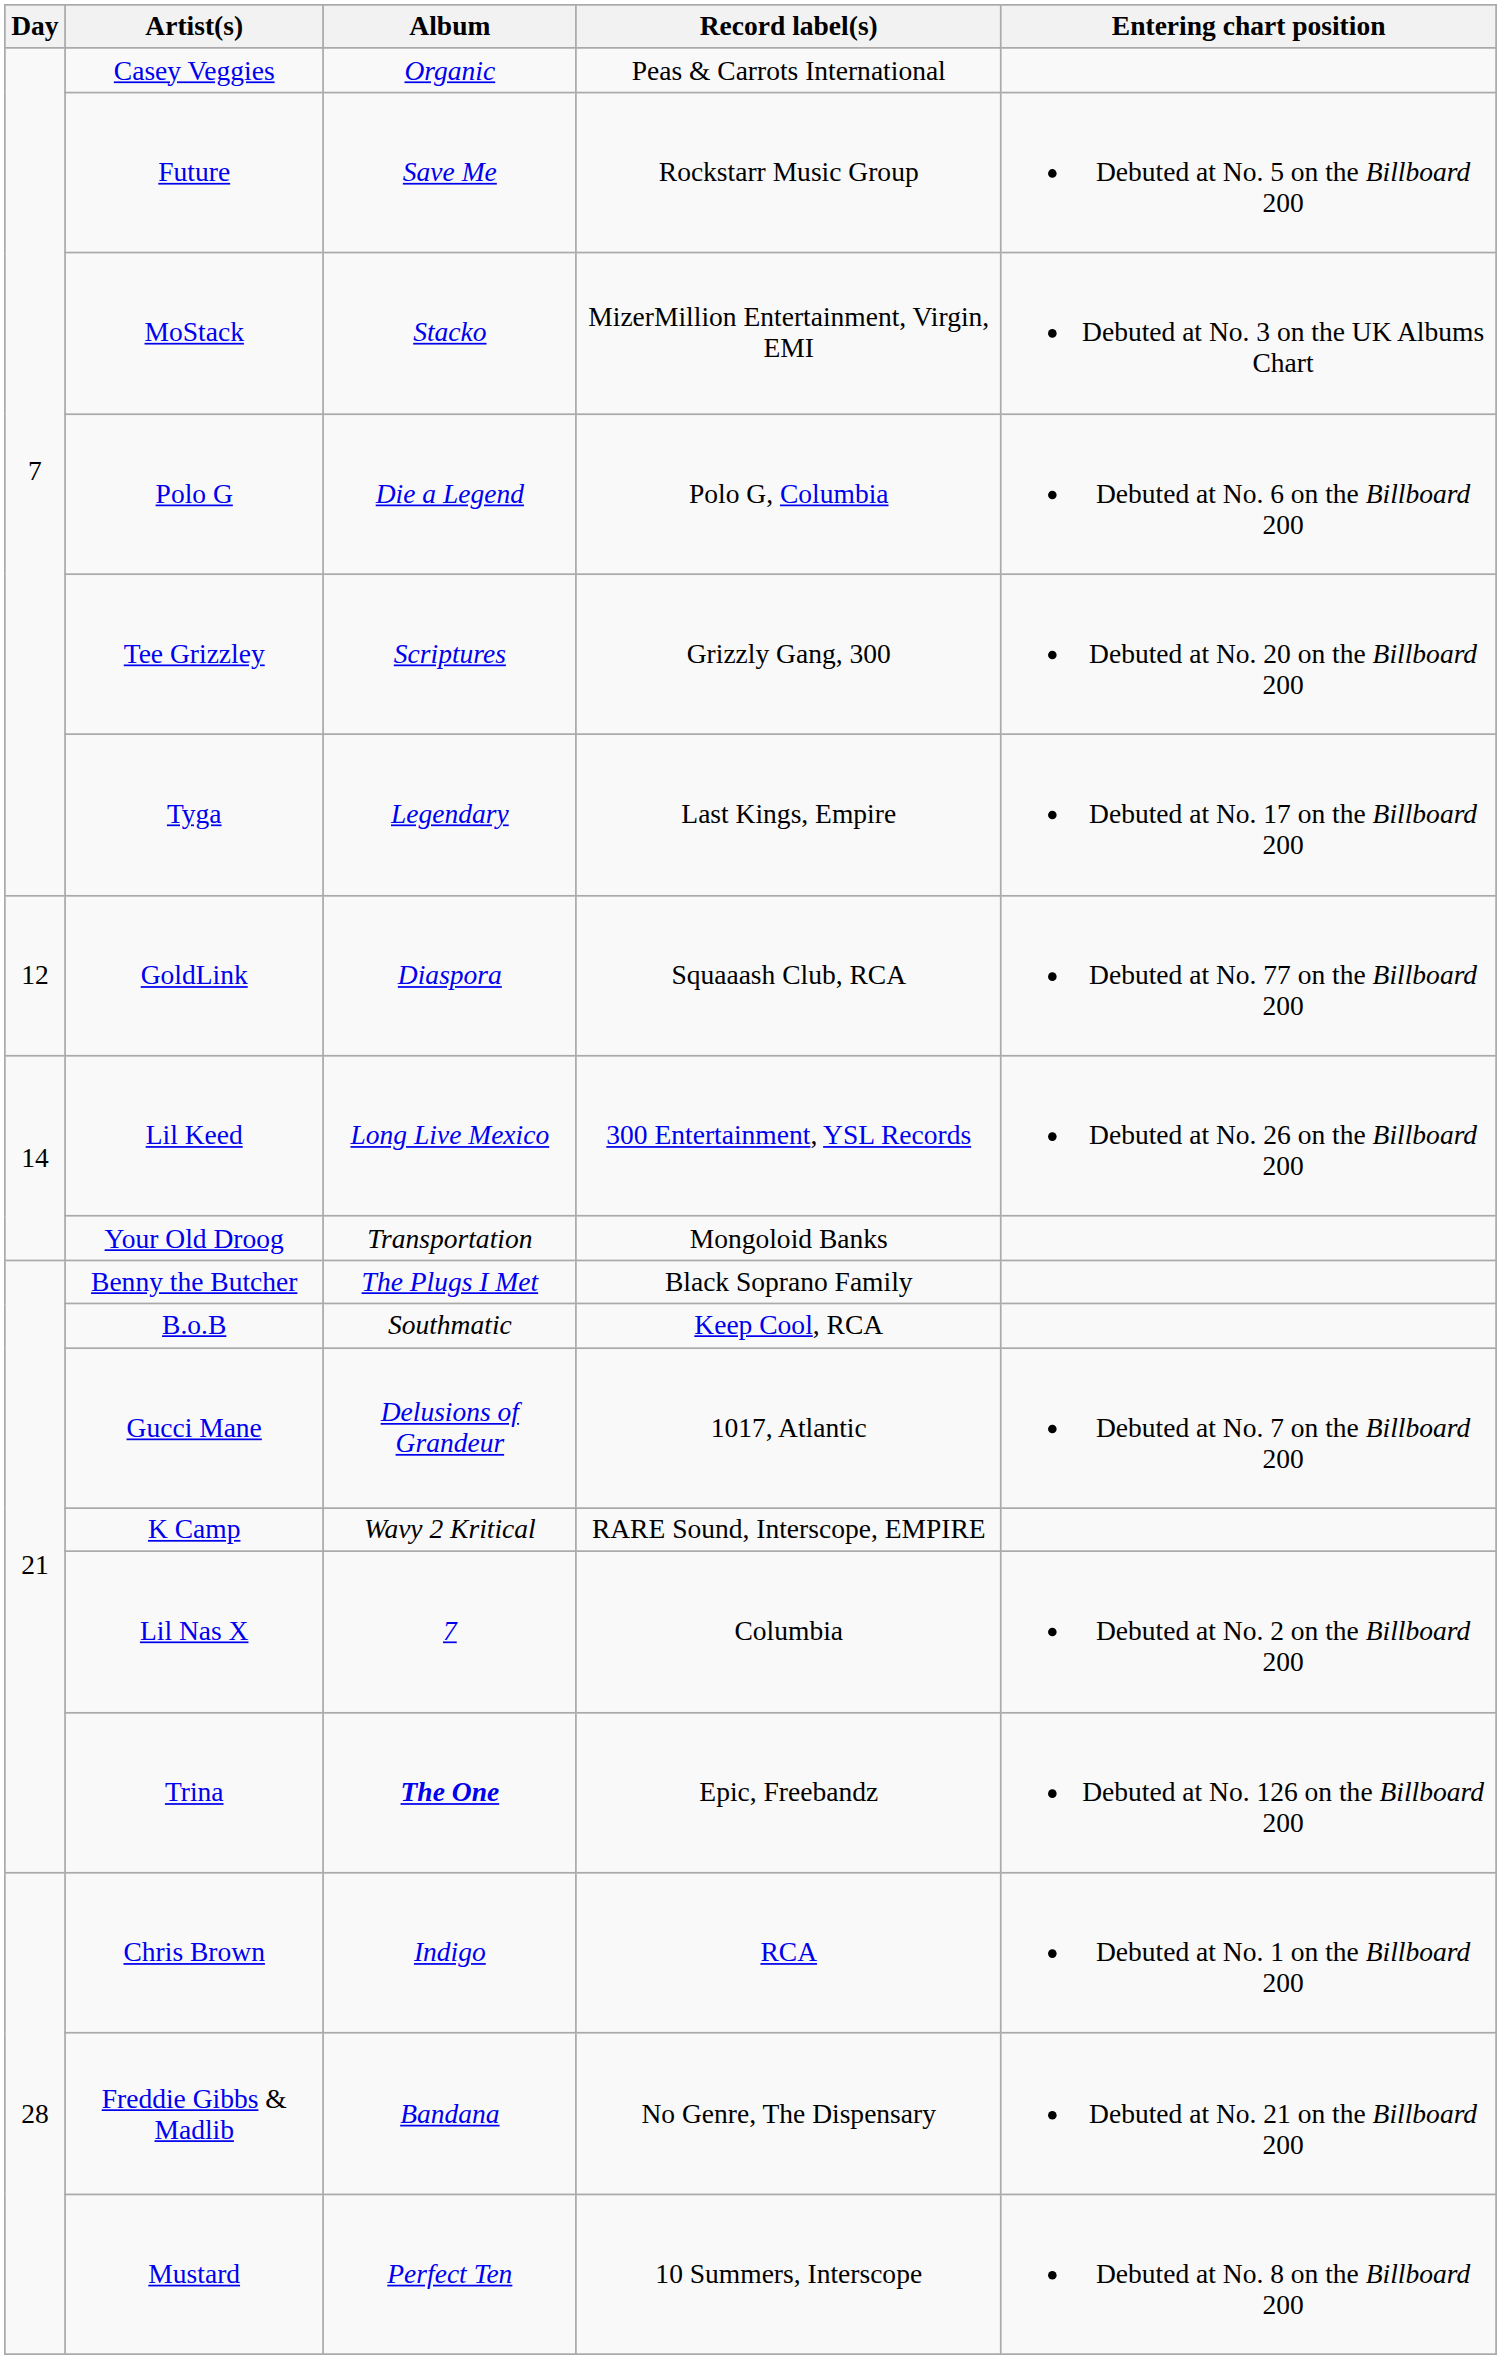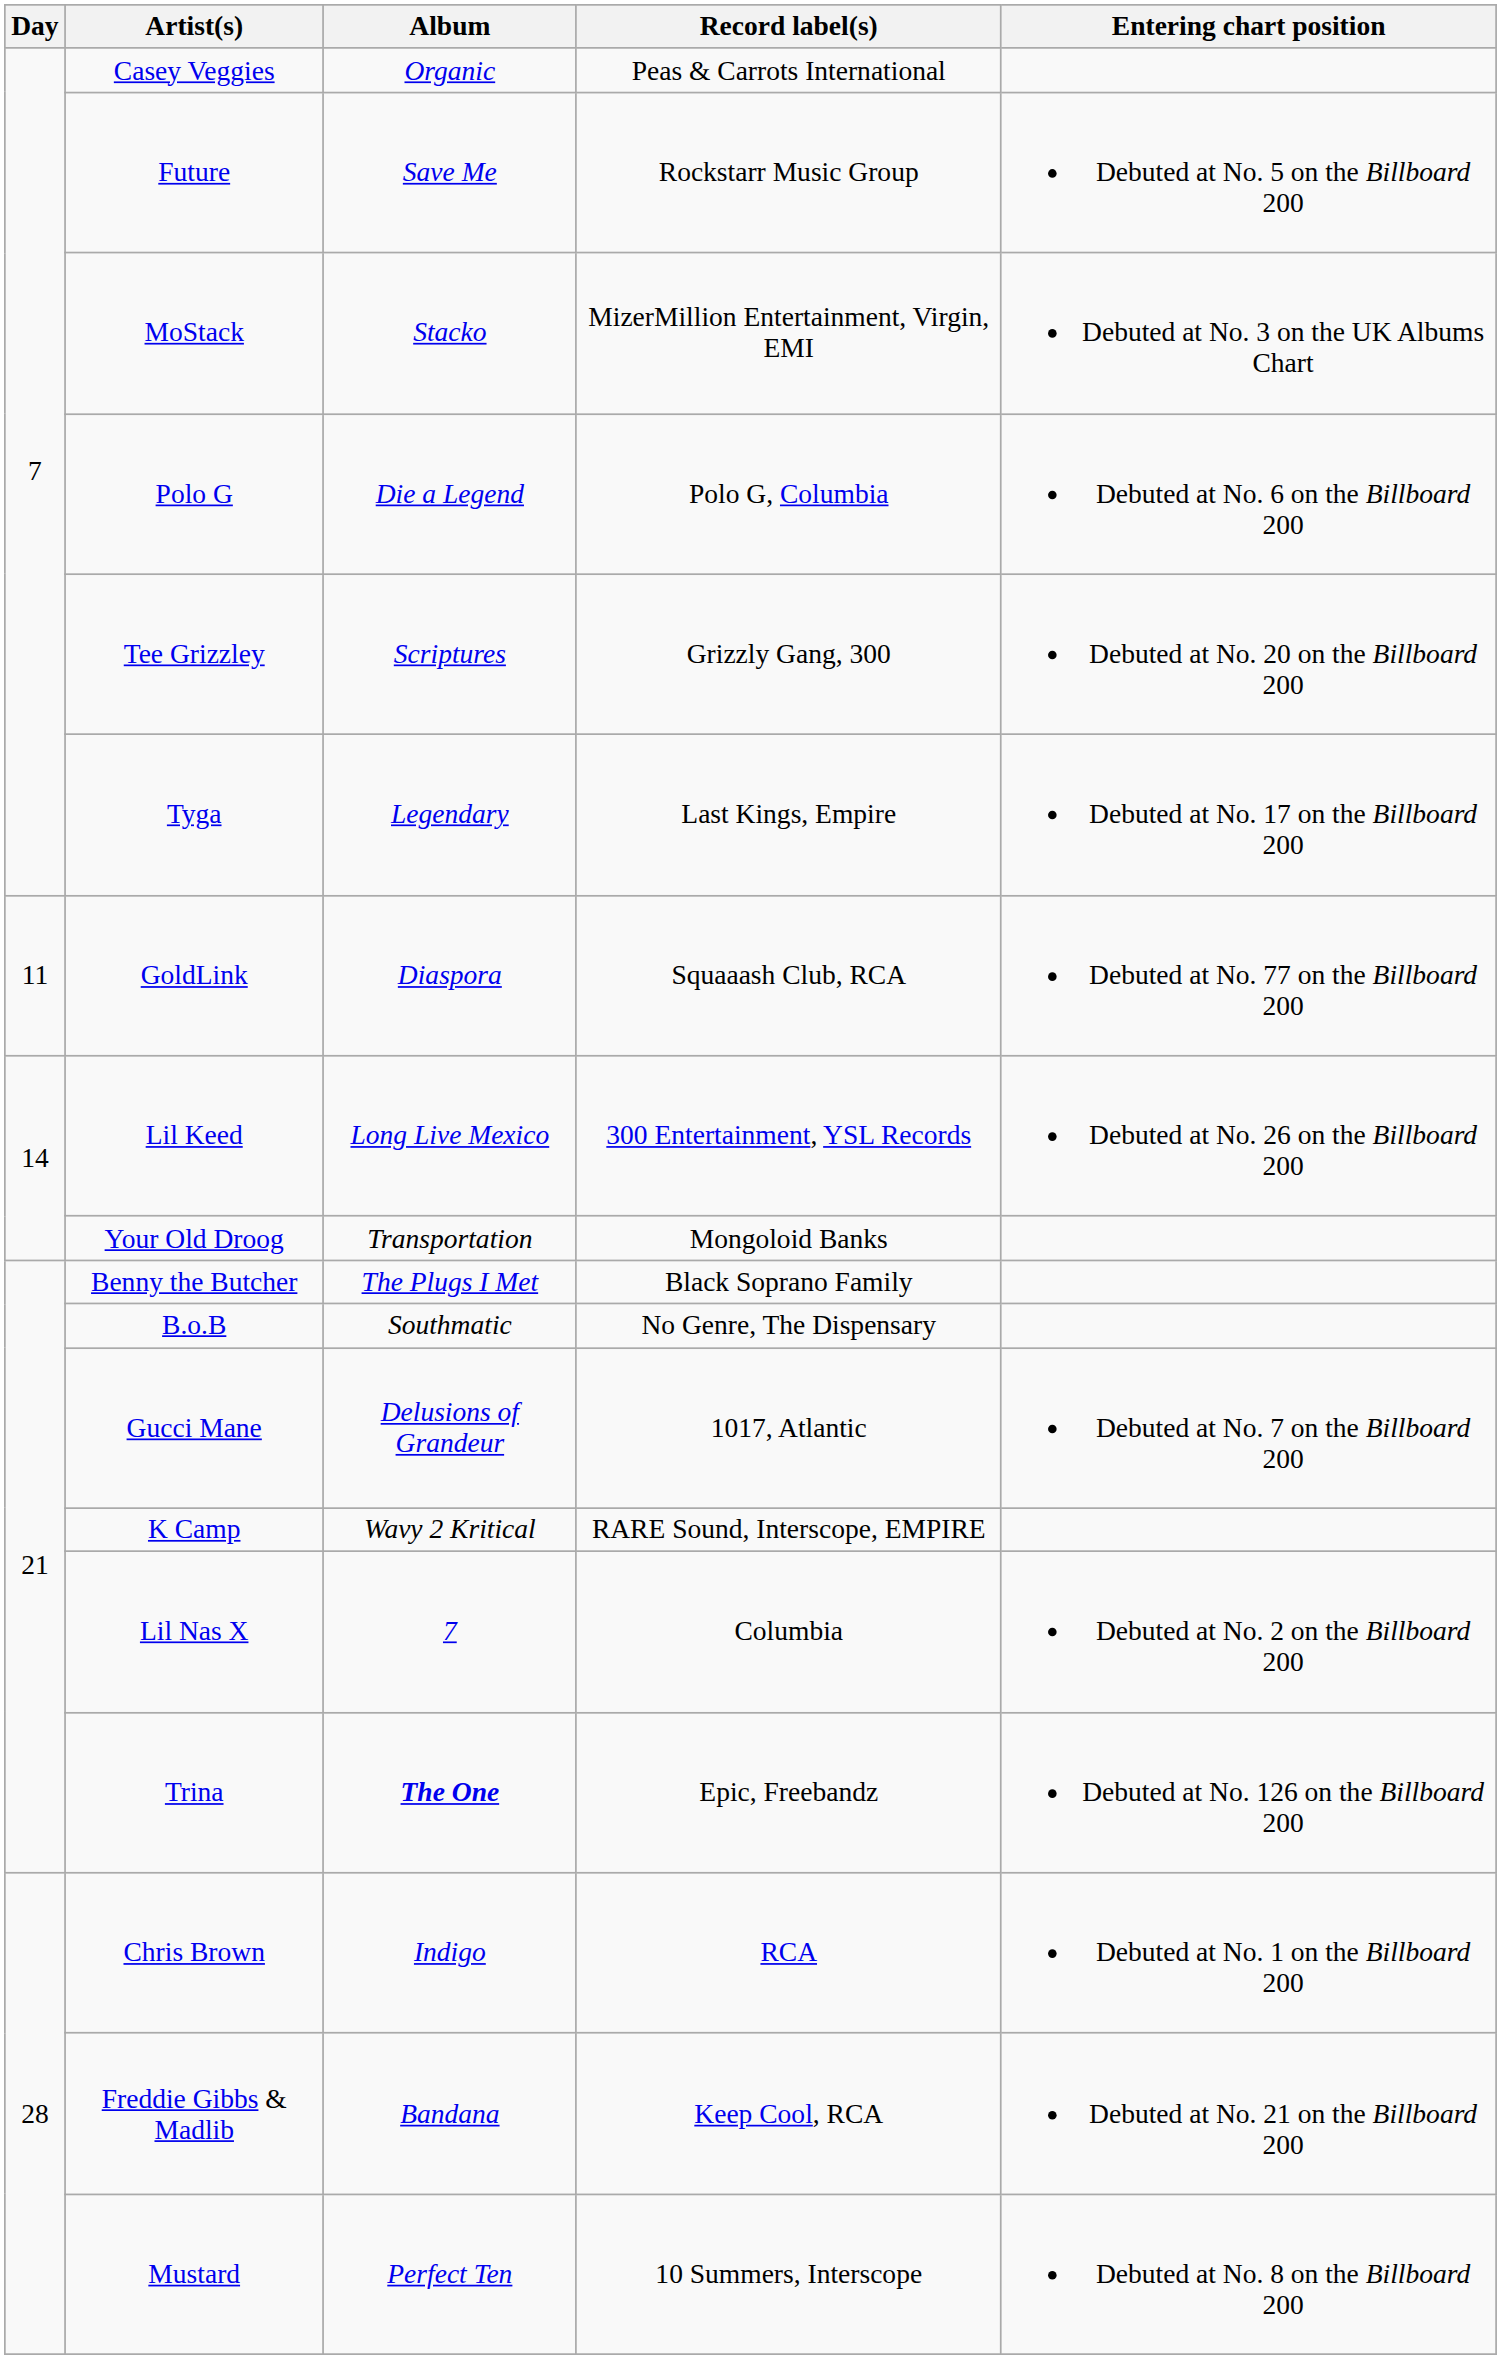(35, 975) 12 -> (35, 975) 11
(789, 1325) Keep Cool, RCA -> (789, 1325) No Genre, The Dispensary
(789, 2113) No Genre, The Dispensary -> (789, 2113) Keep Cool, RCA
